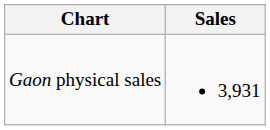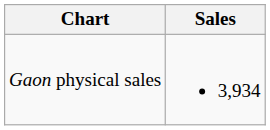(215, 90) 3,931 -> (215, 90) 3,934
